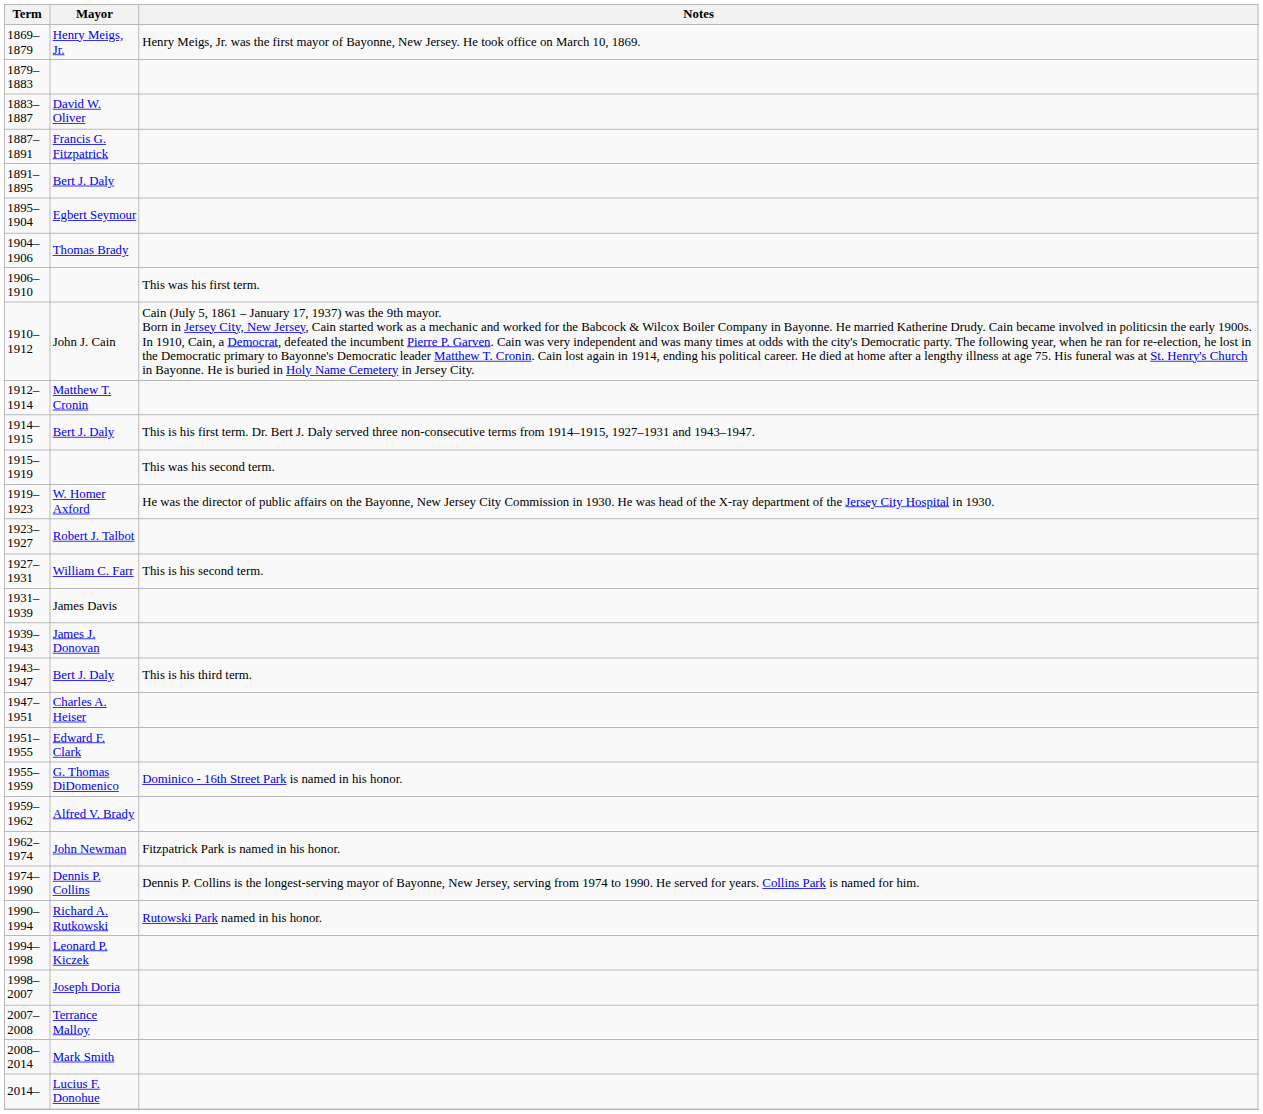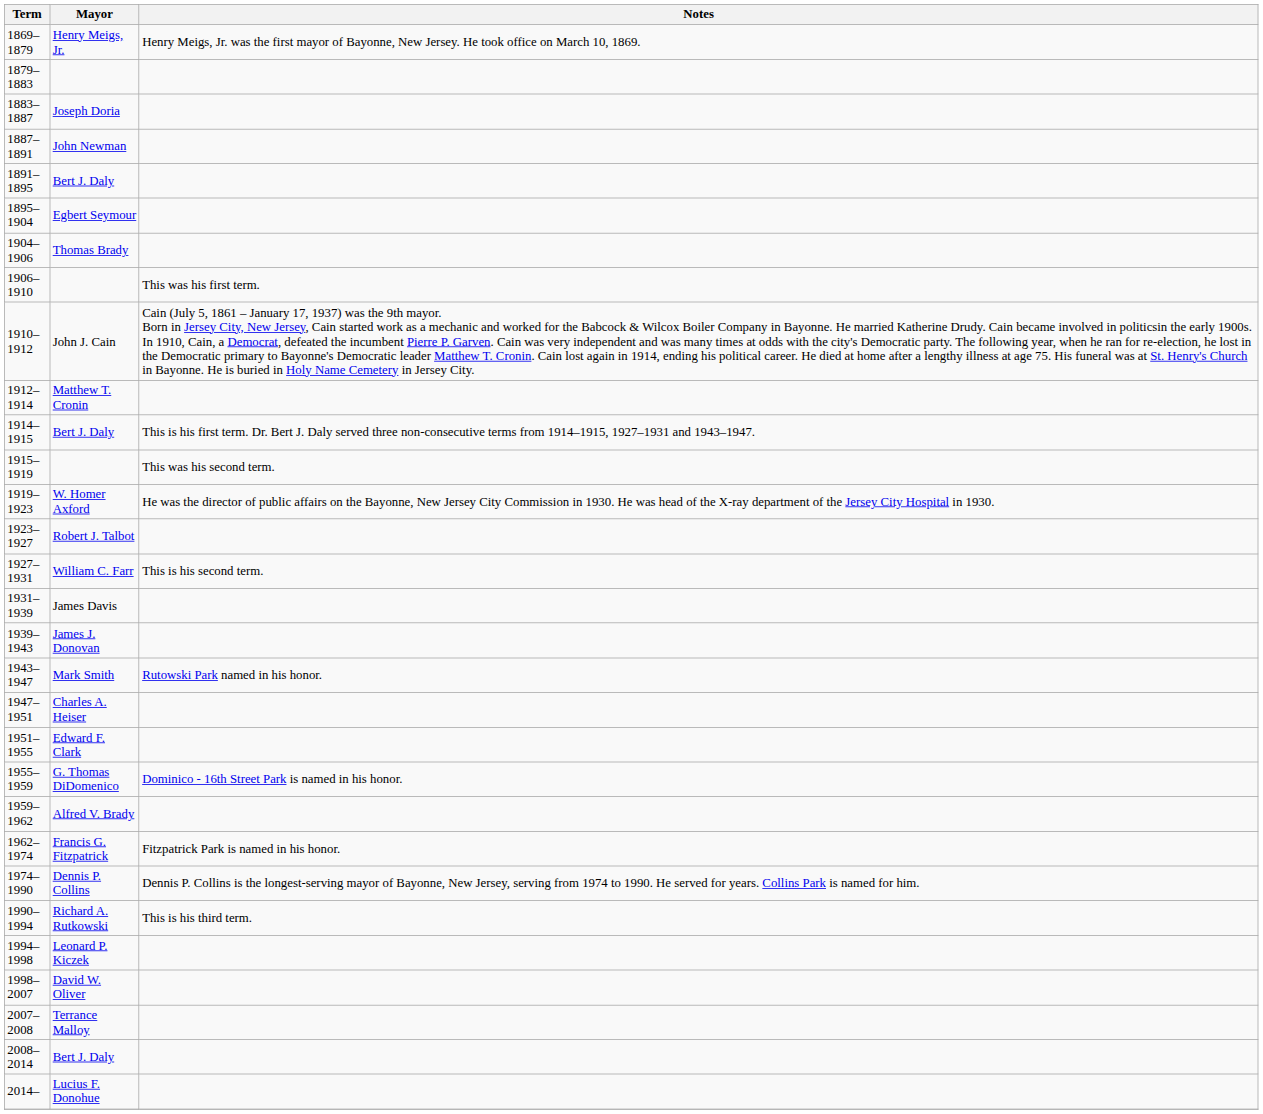(77, 111) David W. Oliver -> (86, 111) Joseph Doria
(80, 146) Francis G. Fitzpatrick -> (89, 146) John Newman
(83, 675) Bert J. Daly -> (83, 675) Mark Smith
(197, 675) This is his third term. -> (232, 675) Rutowski Park named in his honor.
(89, 848) John Newman -> (80, 848) Francis G. Fitzpatrick
(232, 918) Rutowski Park named in his honor. -> (197, 918) This is his third term.
(86, 987) Joseph Doria -> (77, 987) David W. Oliver
(83, 1056) Mark Smith -> (83, 1056) Bert J. Daly
